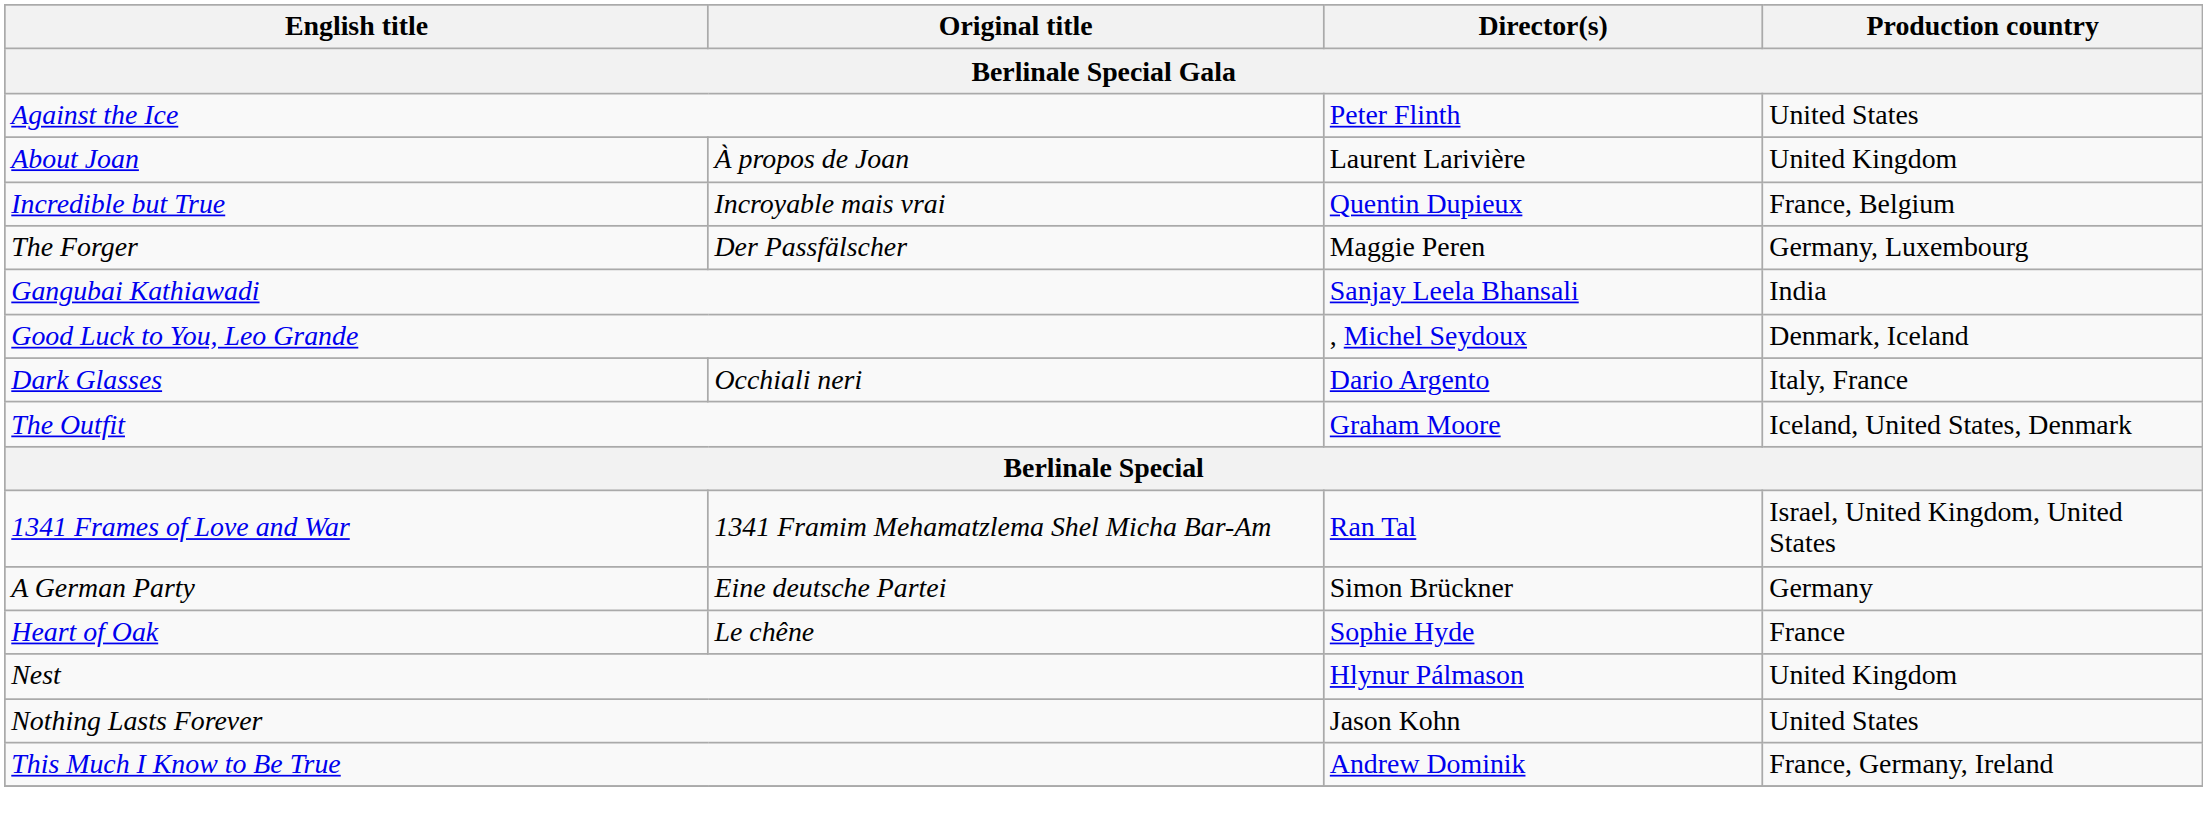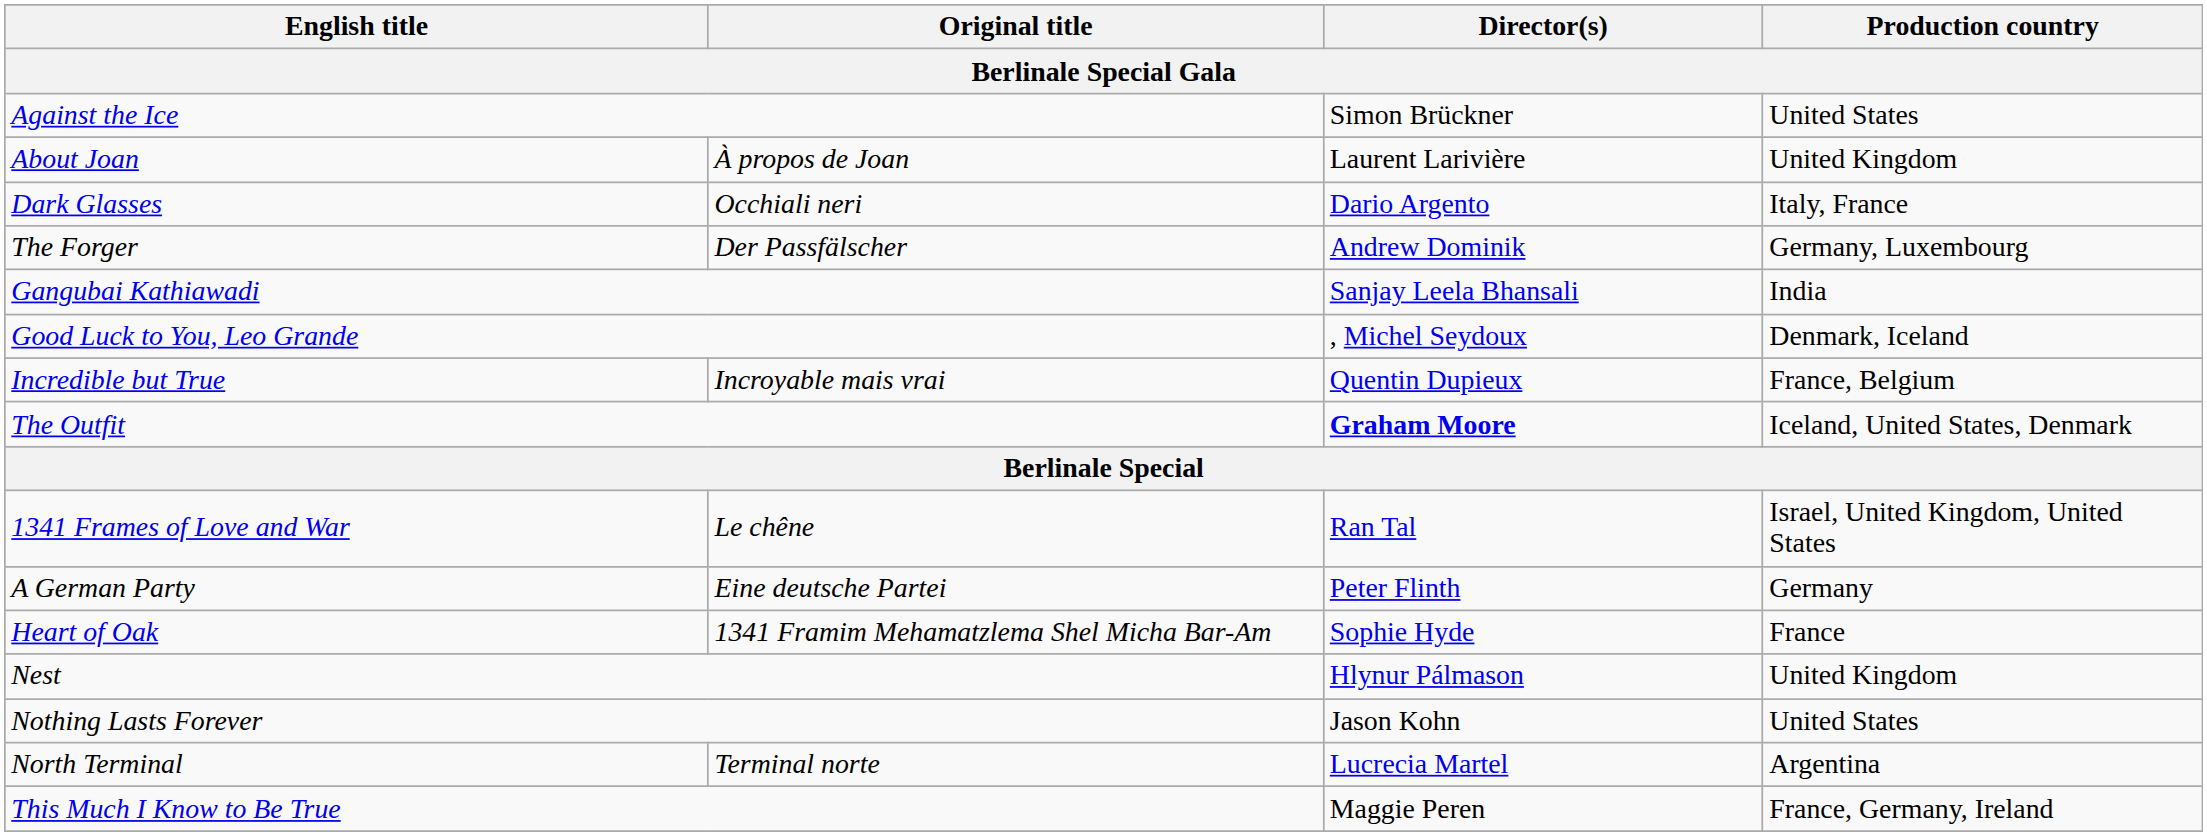(1395, 114) Peter Flinth -> (1421, 114) Simon Brückner
rows swapped: (87, 379) <-> (118, 203)
(1408, 247) Maggie Peren -> (1428, 247) Andrew Dominik
(1415, 423) normal -> (1423, 423) bold
(993, 527) 1341 Framim Mehamatzlema Shel Micha Bar-Am -> (764, 527) Le chêne
(1421, 587) Simon Brückner -> (1395, 587) Peter Flinth
(764, 631) Le chêne -> (993, 631) 1341 Framim Mehamatzlema Shel Micha Bar-Am
+ row: (97, 764)
(1428, 764) Andrew Dominik -> (1408, 808) Maggie Peren
